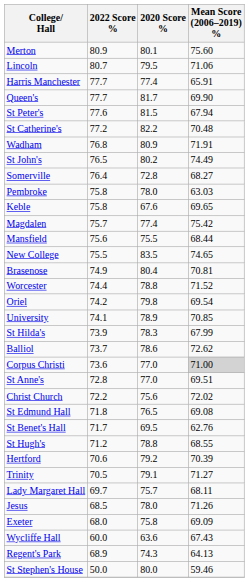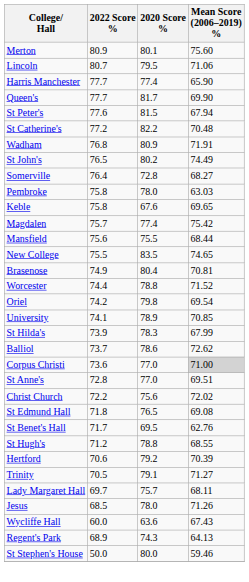(202, 81) 65.91 -> (202, 81) 65.90
- row: (20, 522)
